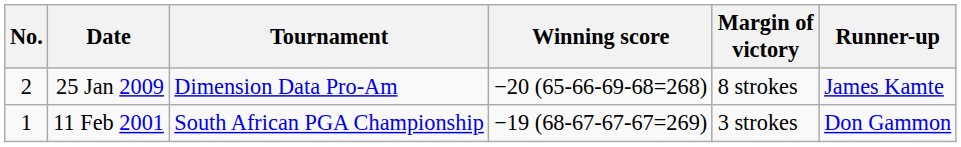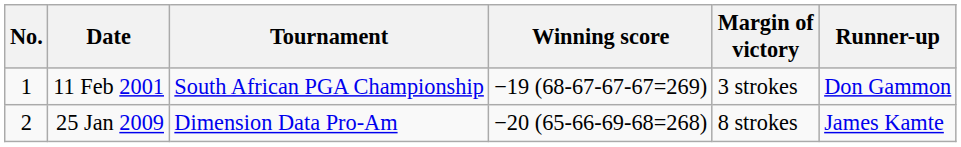rows swapped: (109, 123) <-> (110, 86)
